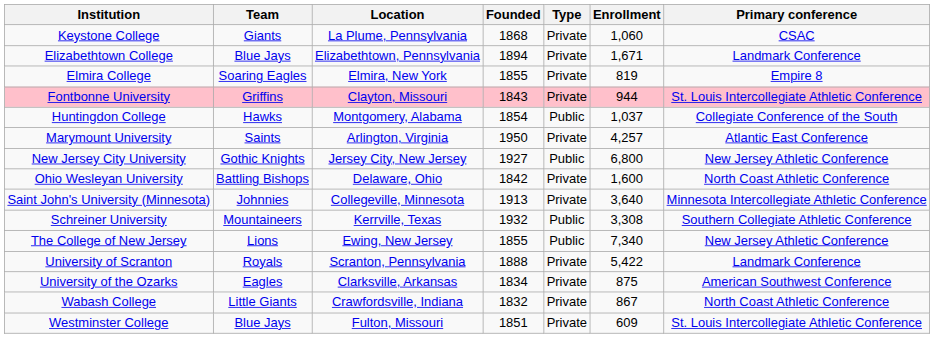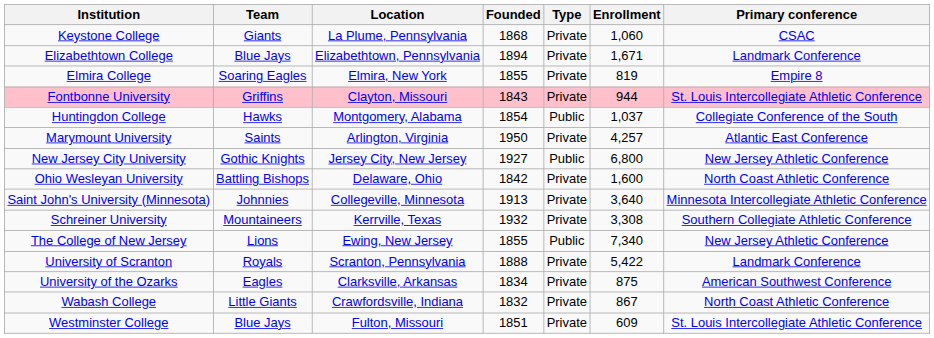(567, 220) Public -> (567, 220) Private
